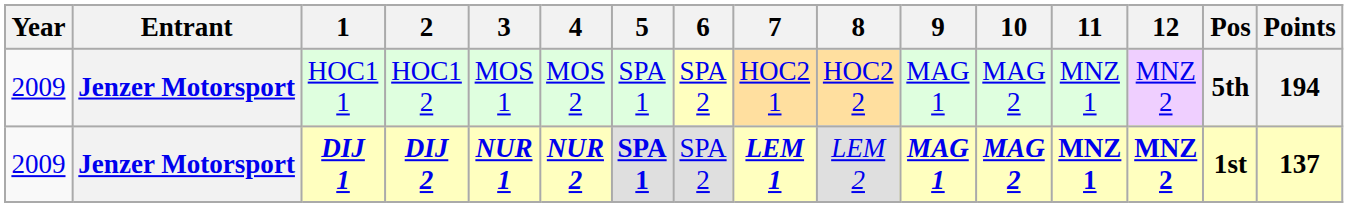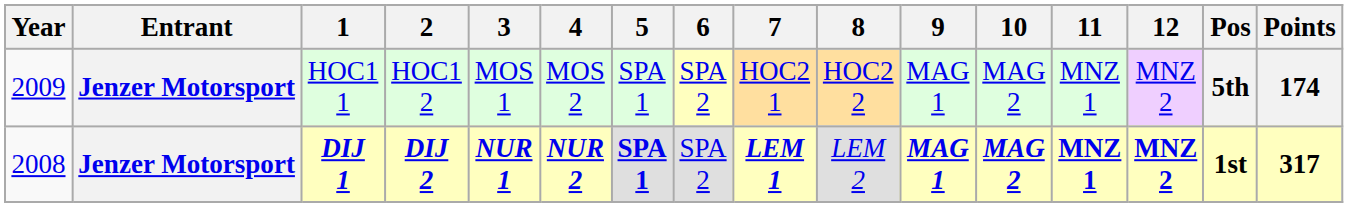(1300, 86) 194 -> (1300, 86) 174
(38, 163) 2009 -> (38, 163) 2008
(1300, 163) 137 -> (1300, 163) 317
